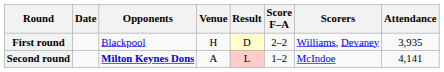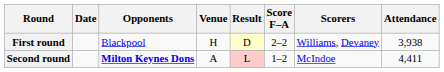(410, 42) 3,935 -> (410, 42) 3,938
(410, 59) 4,141 -> (410, 59) 4,411
